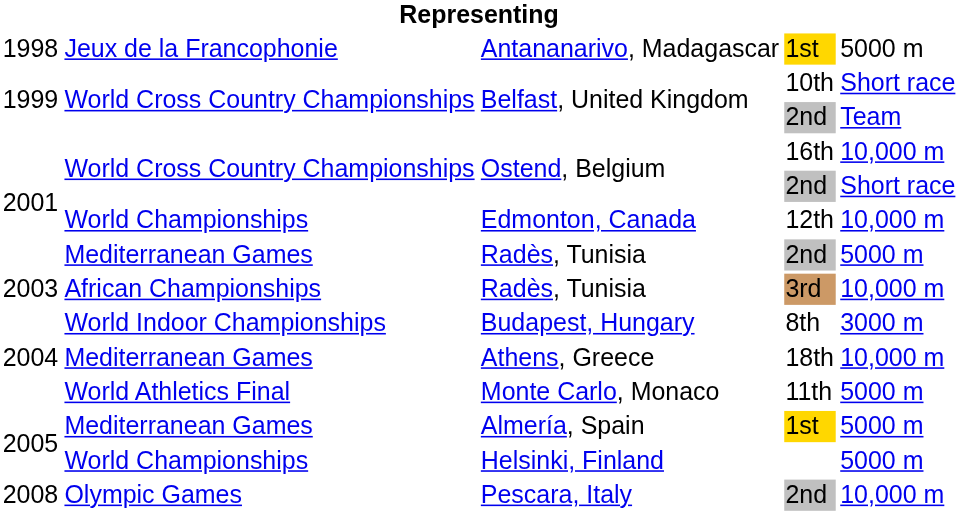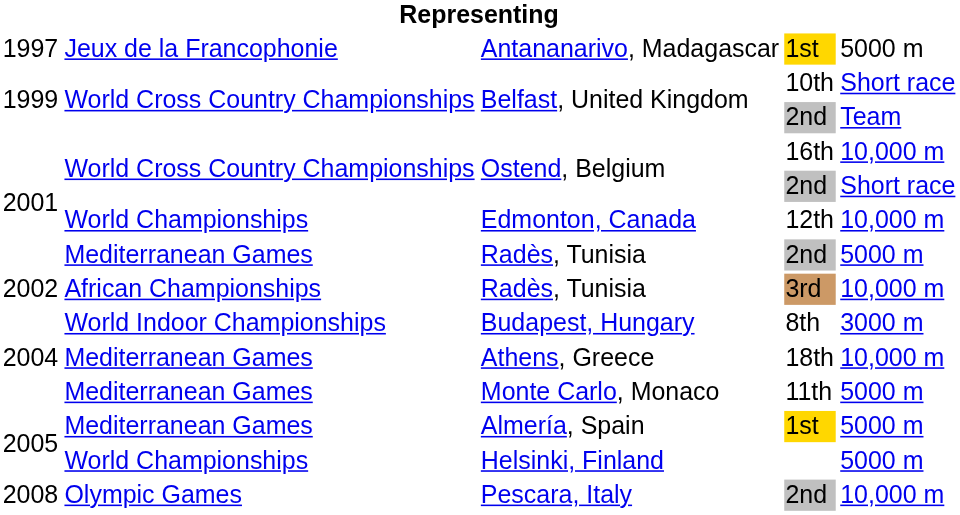(30, 48) 1998 -> (30, 48) 1997
(30, 288) 2003 -> (30, 288) 2002
(177, 391) World Athletics Final -> (189, 391) Mediterranean Games
